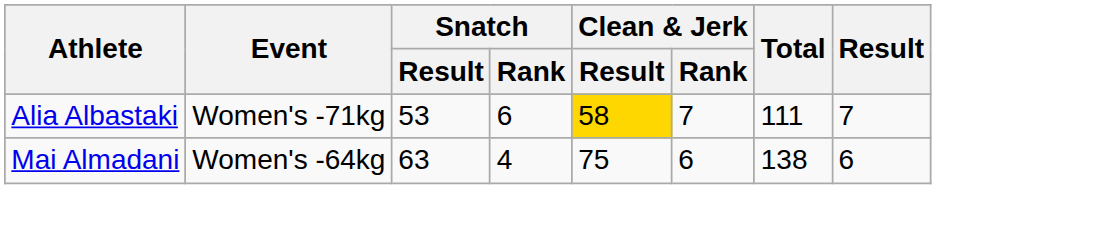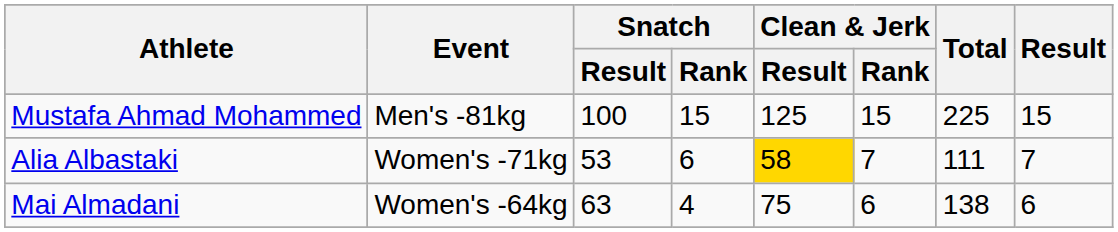+ row: (186, 115)
